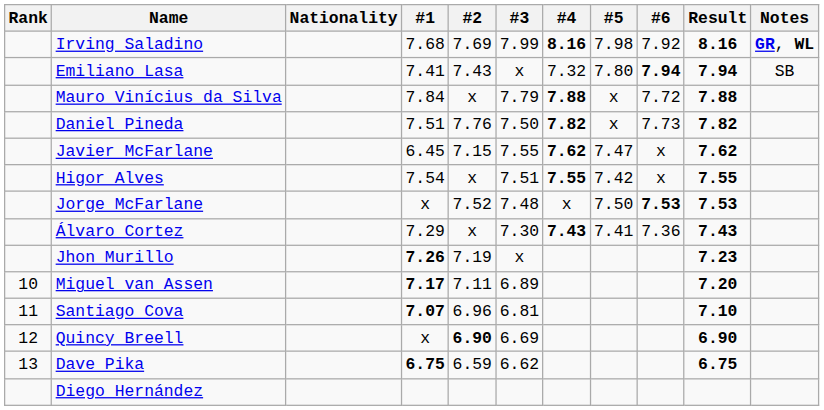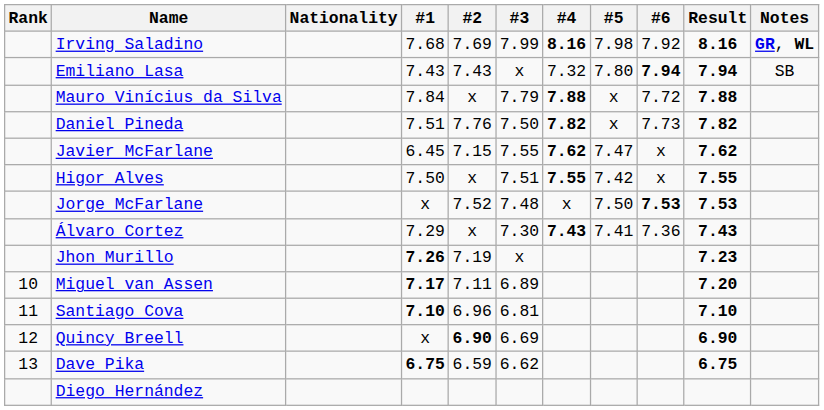(425, 71) 7.41 -> (425, 71) 7.43
(425, 178) 7.54 -> (425, 178) 7.50
(425, 312) 7.07 -> (425, 312) 7.10
